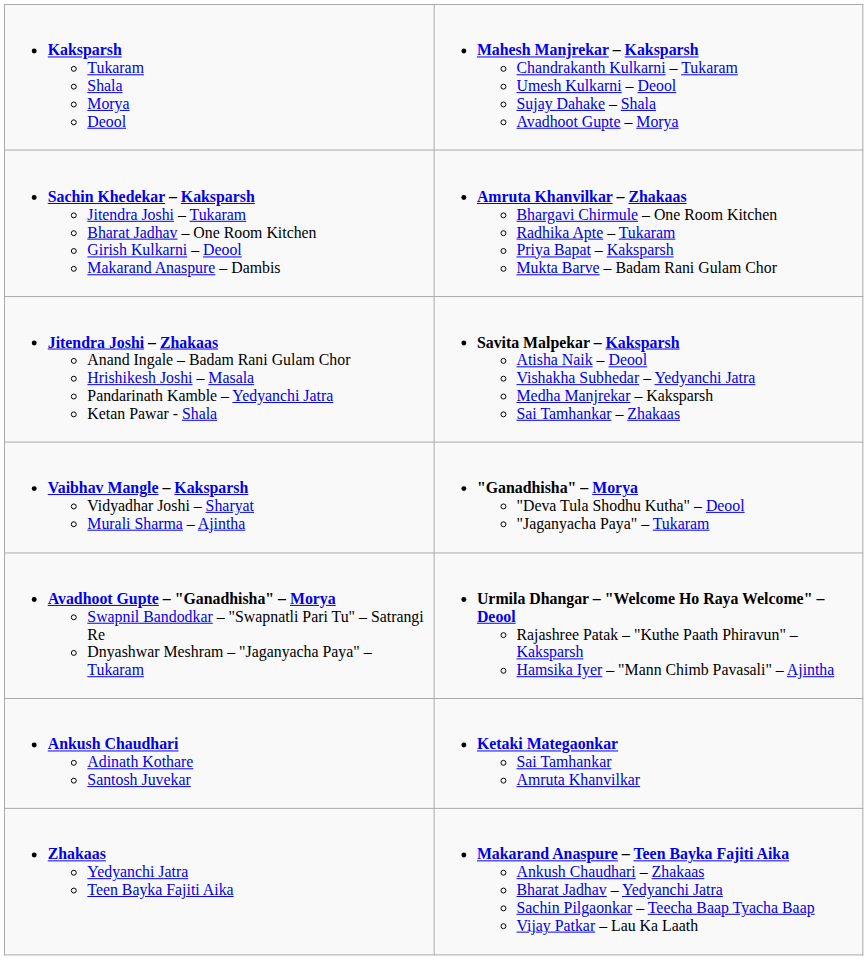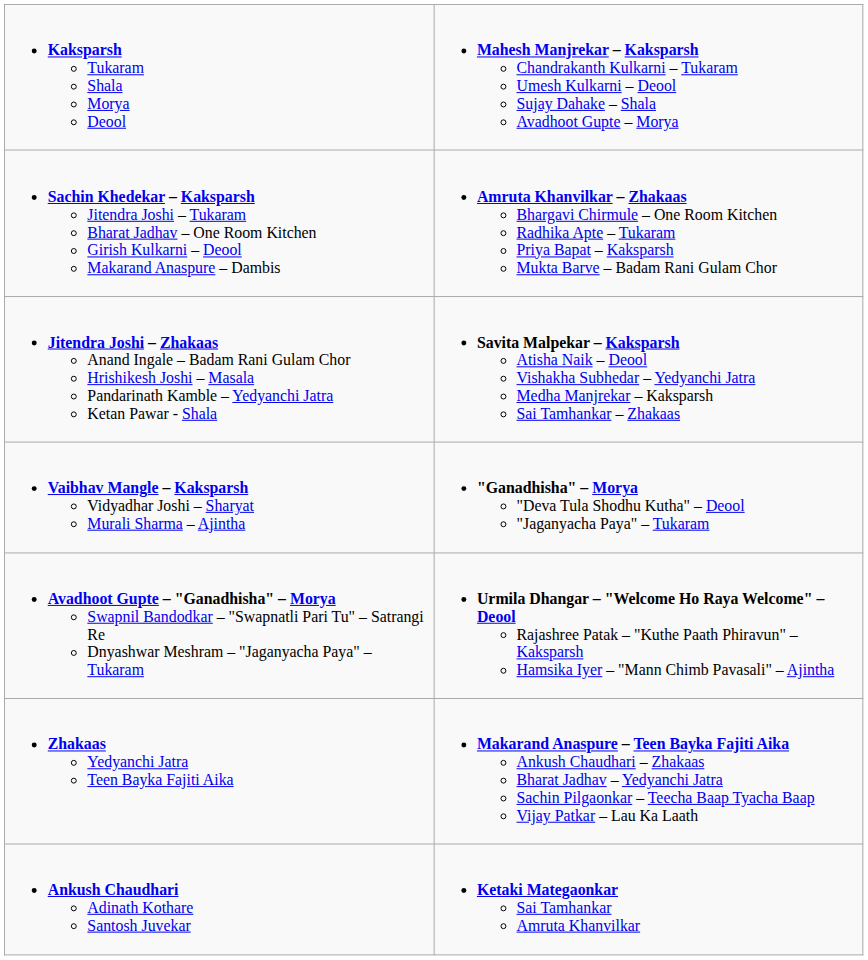rows swapped: (219, 873) <-> (219, 762)
